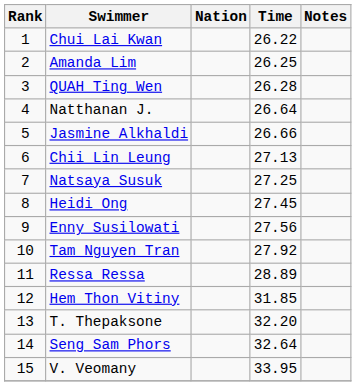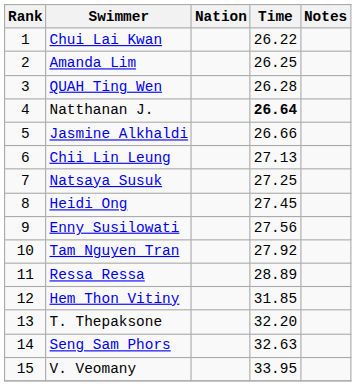(275, 110) normal -> (275, 110) bold
(275, 346) 32.64 -> (275, 346) 32.63
